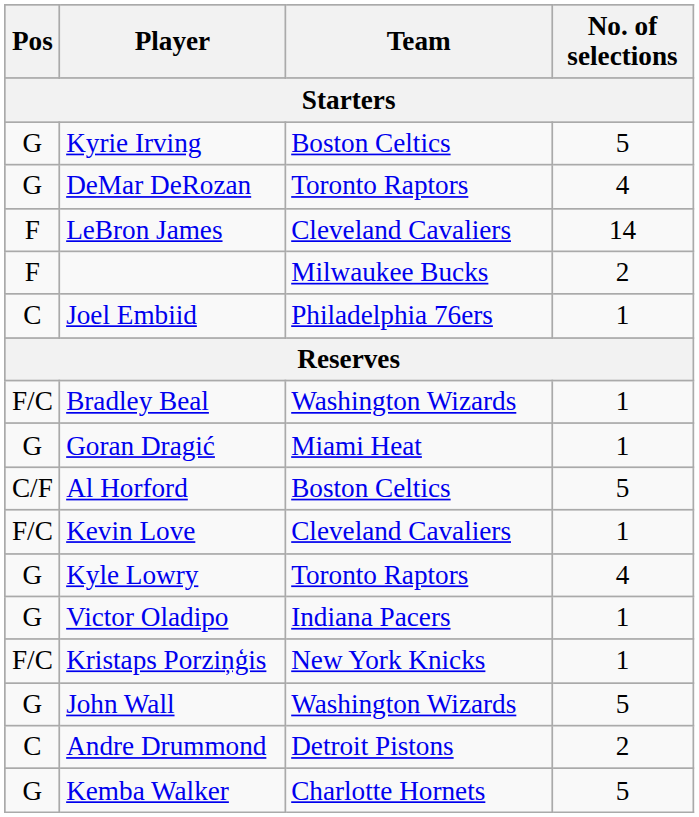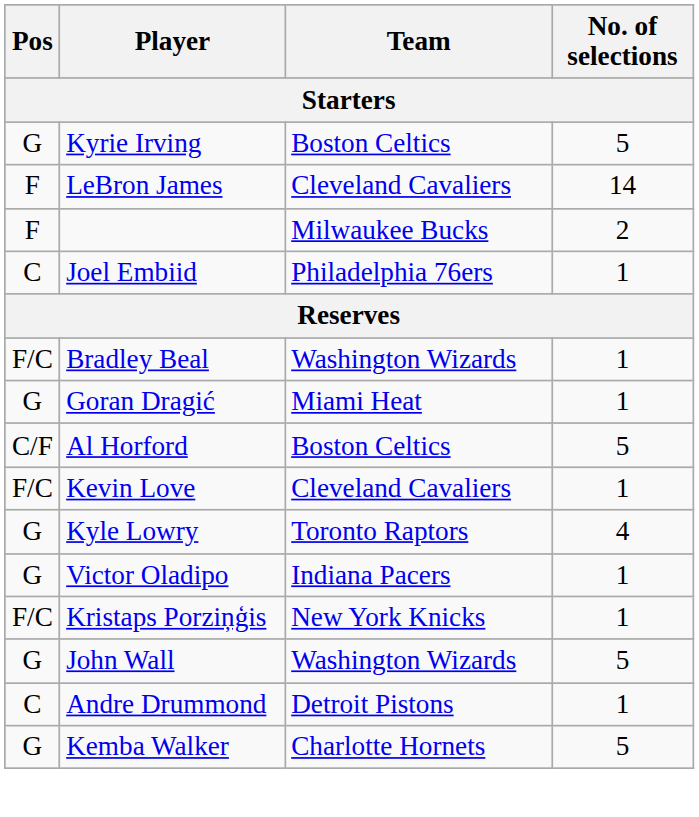- row: (159, 186)
(622, 746) 2 -> (622, 703) 1
